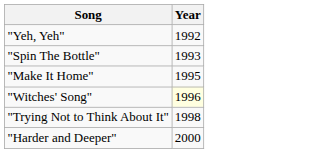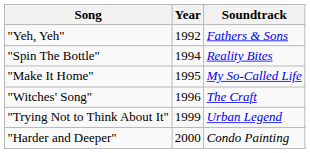+ column: (254, 14)
(188, 55) 1993 -> (188, 55) 1994
(188, 96) lightyellow background -> (188, 96) no background
(188, 117) 1998 -> (188, 117) 1999
